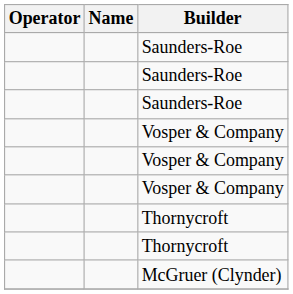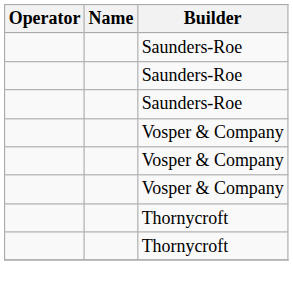- row: (45, 275)
